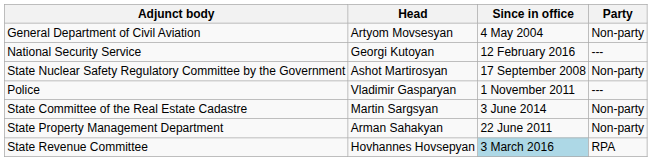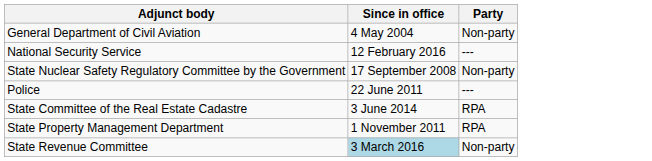- column: (413, 14)
(528, 90) 1 November 2011 -> (387, 90) 22 June 2011
(618, 109) Non-party -> (474, 109) RPA
(516, 128) 22 June 2011 -> (398, 128) 1 November 2011
(618, 128) Non-party -> (474, 128) RPA
(603, 147) RPA -> (488, 147) Non-party
